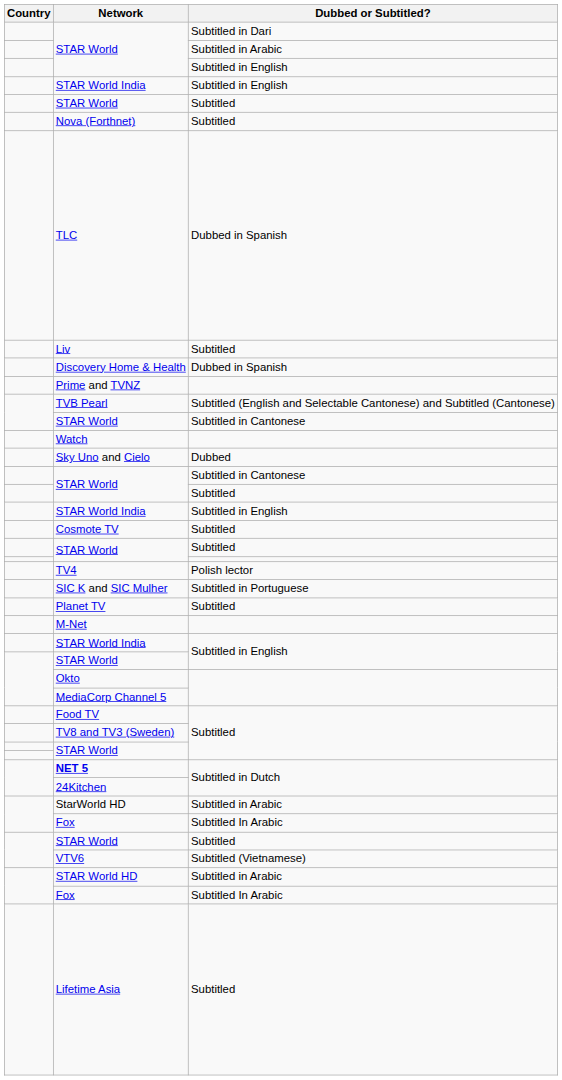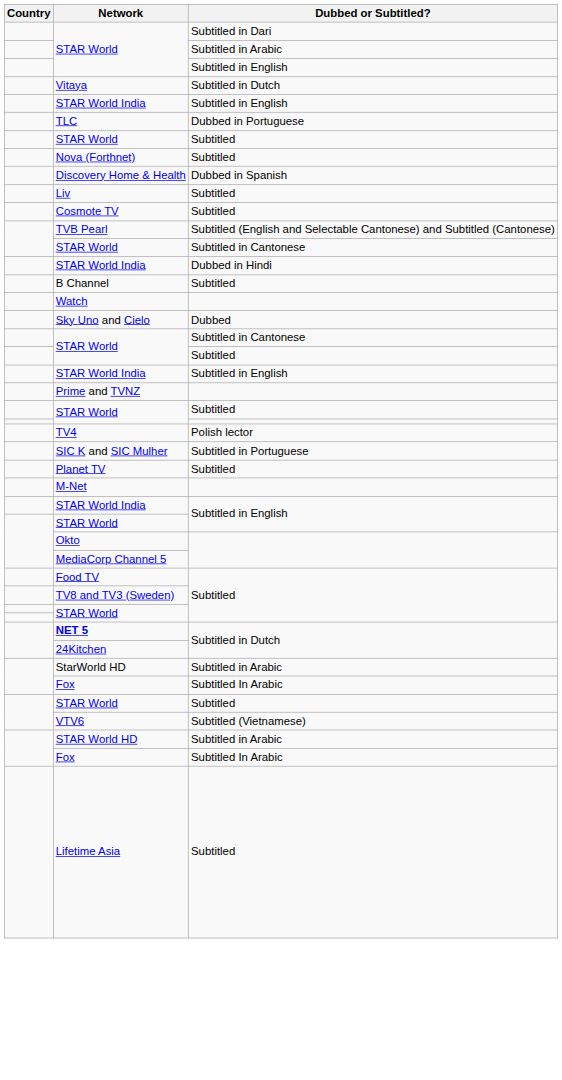+ row: (71, 85)
+ row: (66, 121)
- row: (66, 235)
rows swapped: (121, 367) <-> (63, 349)
rows swapped: (87, 529) <-> (98, 385)
+ row: (101, 265)
+ row: (82, 283)
